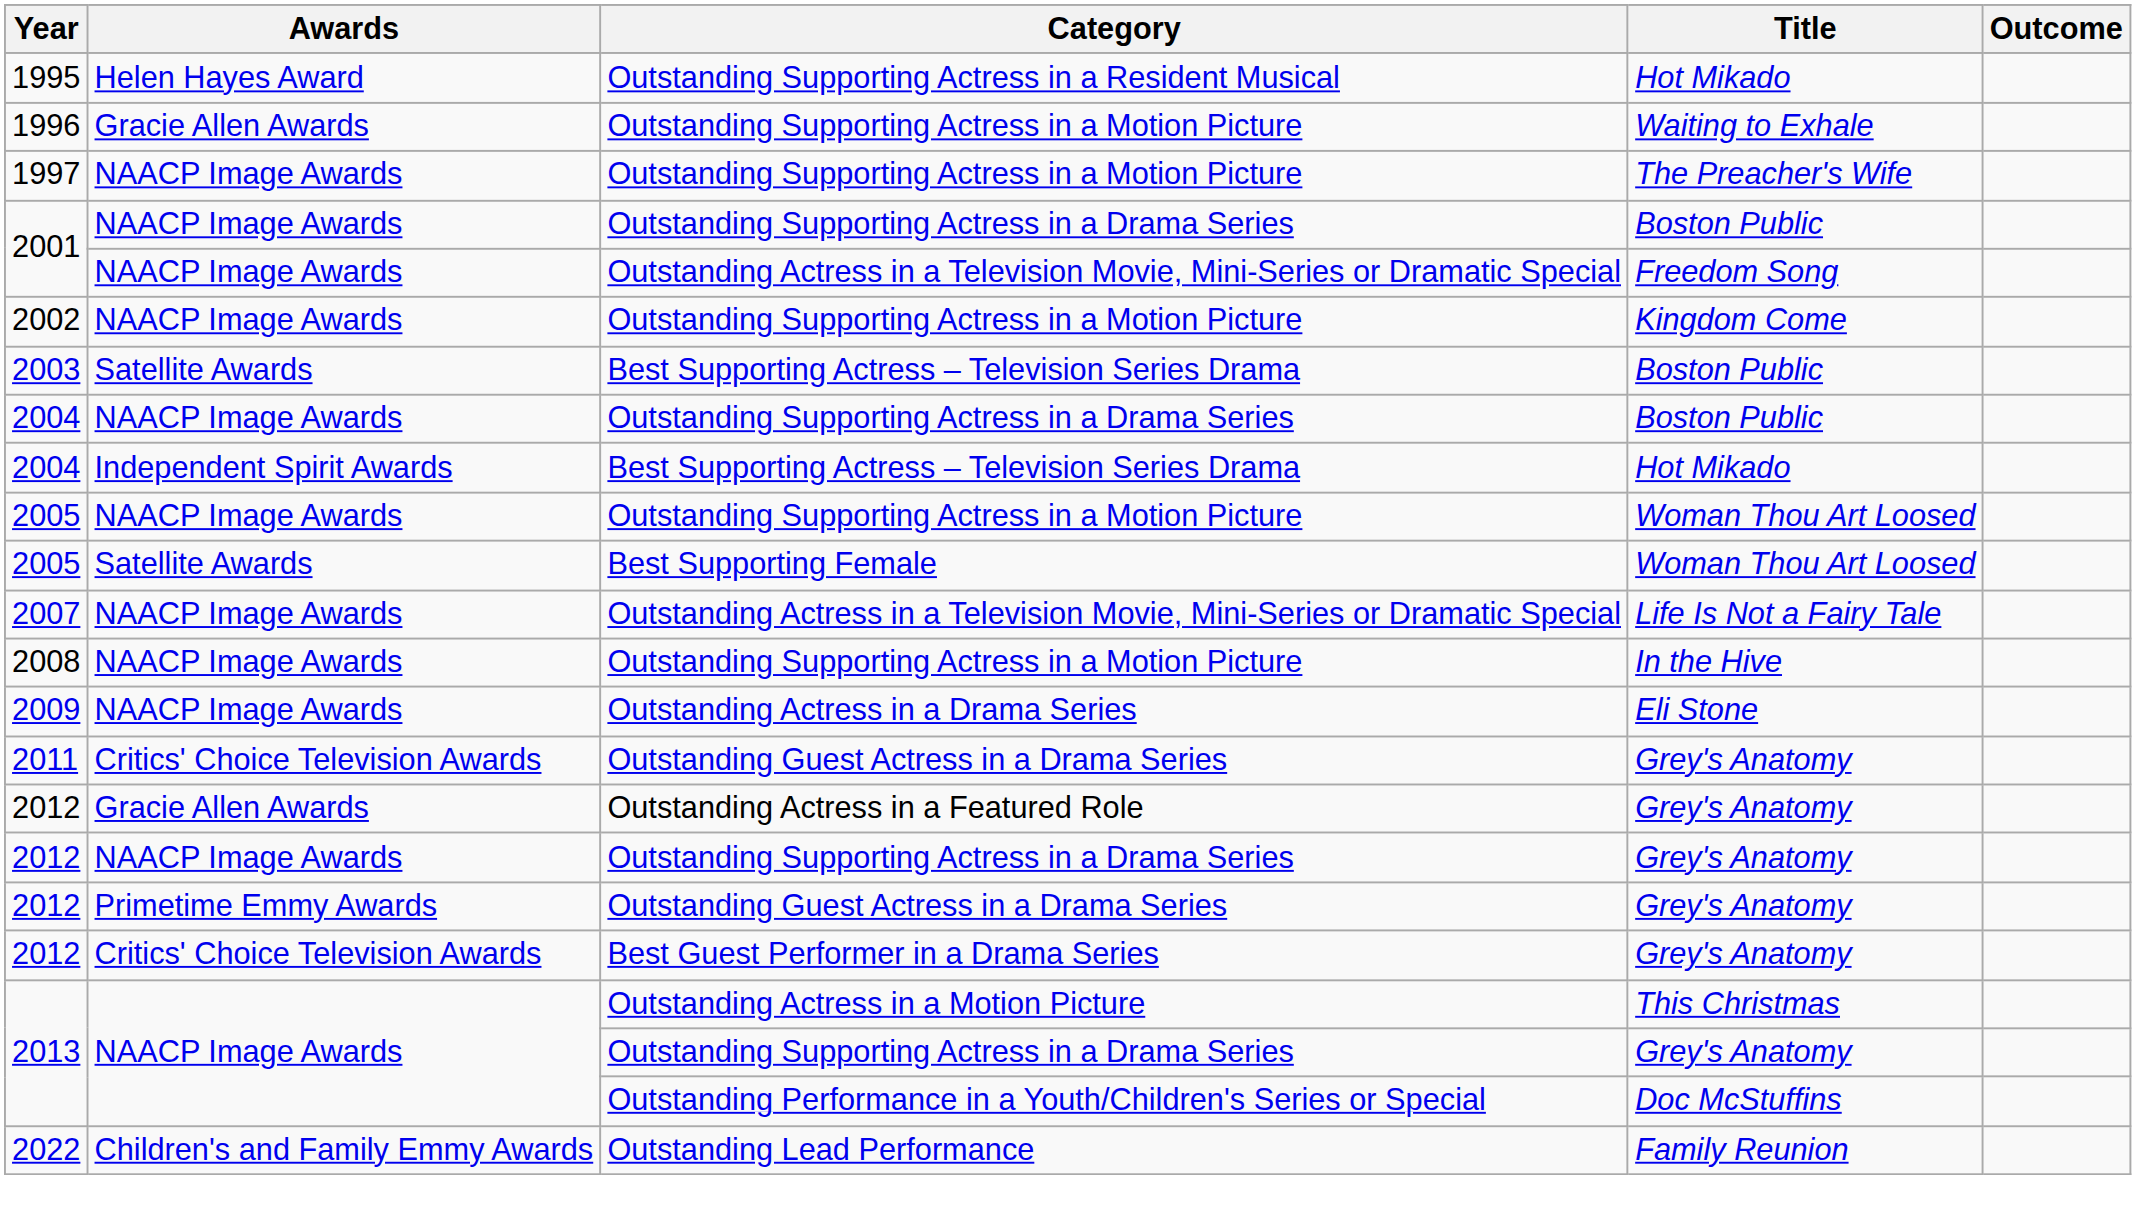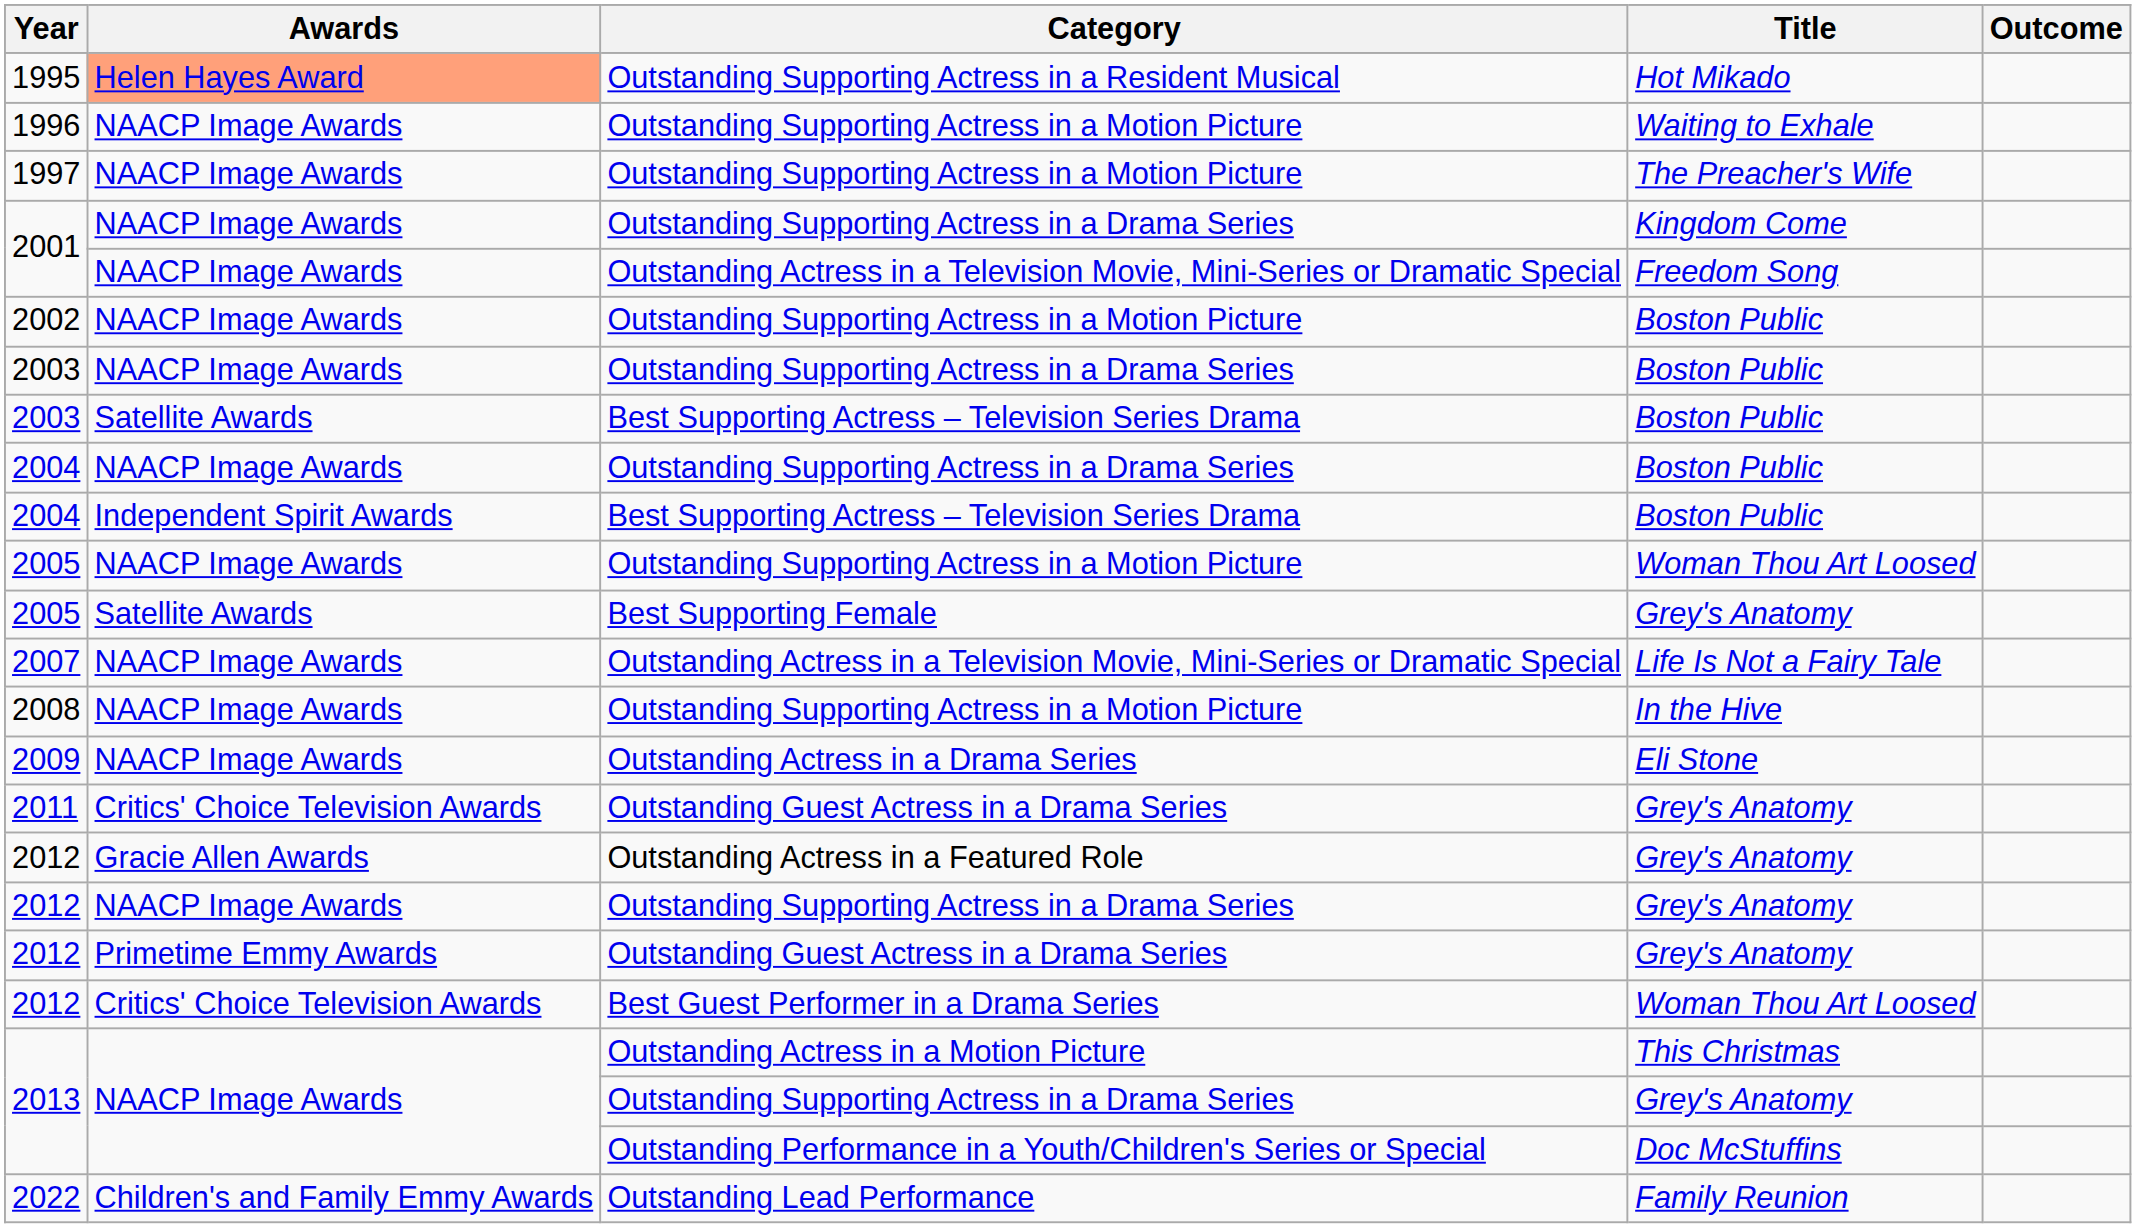(229, 77) no background -> (229, 77) lightsalmon background
(232, 126) Gracie Allen Awards -> (248, 126) NAACP Image Awards
(1729, 223) Boston Public -> (1741, 223) Kingdom Come
(1741, 321) Kingdom Come -> (1729, 321) Boston Public
+ row: (46, 369)
(1713, 467) Hot Mikado -> (1729, 516) Boston Public
(1805, 564) Woman Thou Art Loosed -> (1743, 613) Grey's Anatomy
(1743, 954) Grey's Anatomy -> (1805, 1003) Woman Thou Art Loosed
